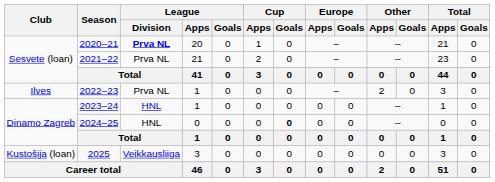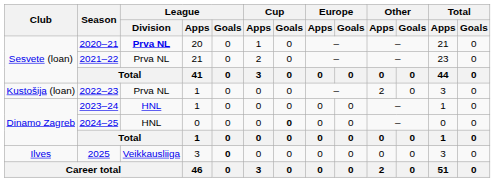(41, 91) Ilves -> (41, 91) Kustošija (loan)
(41, 153) Kustošija (loan) -> (41, 153) Ilves
(228, 153) normal -> (228, 153) bold
